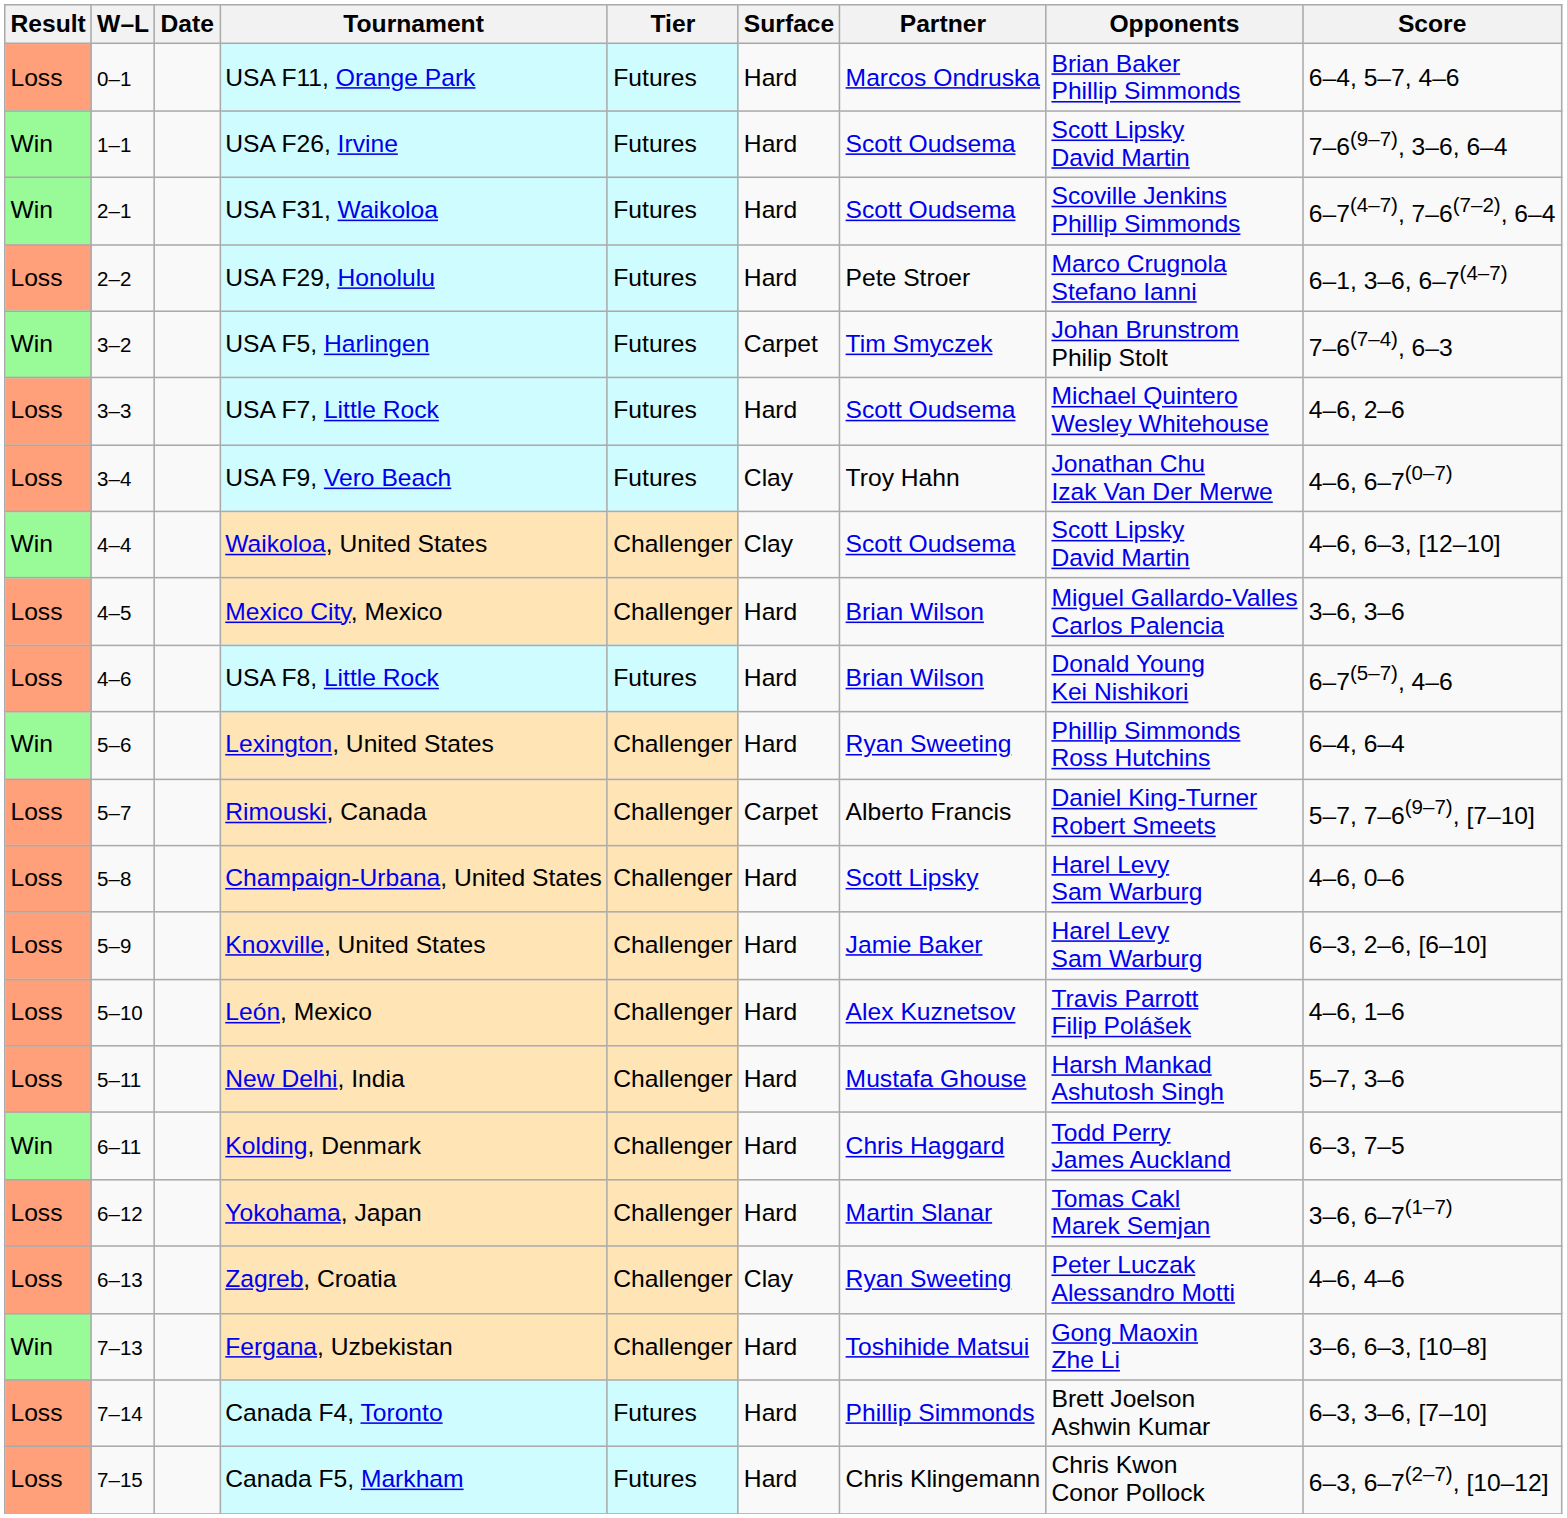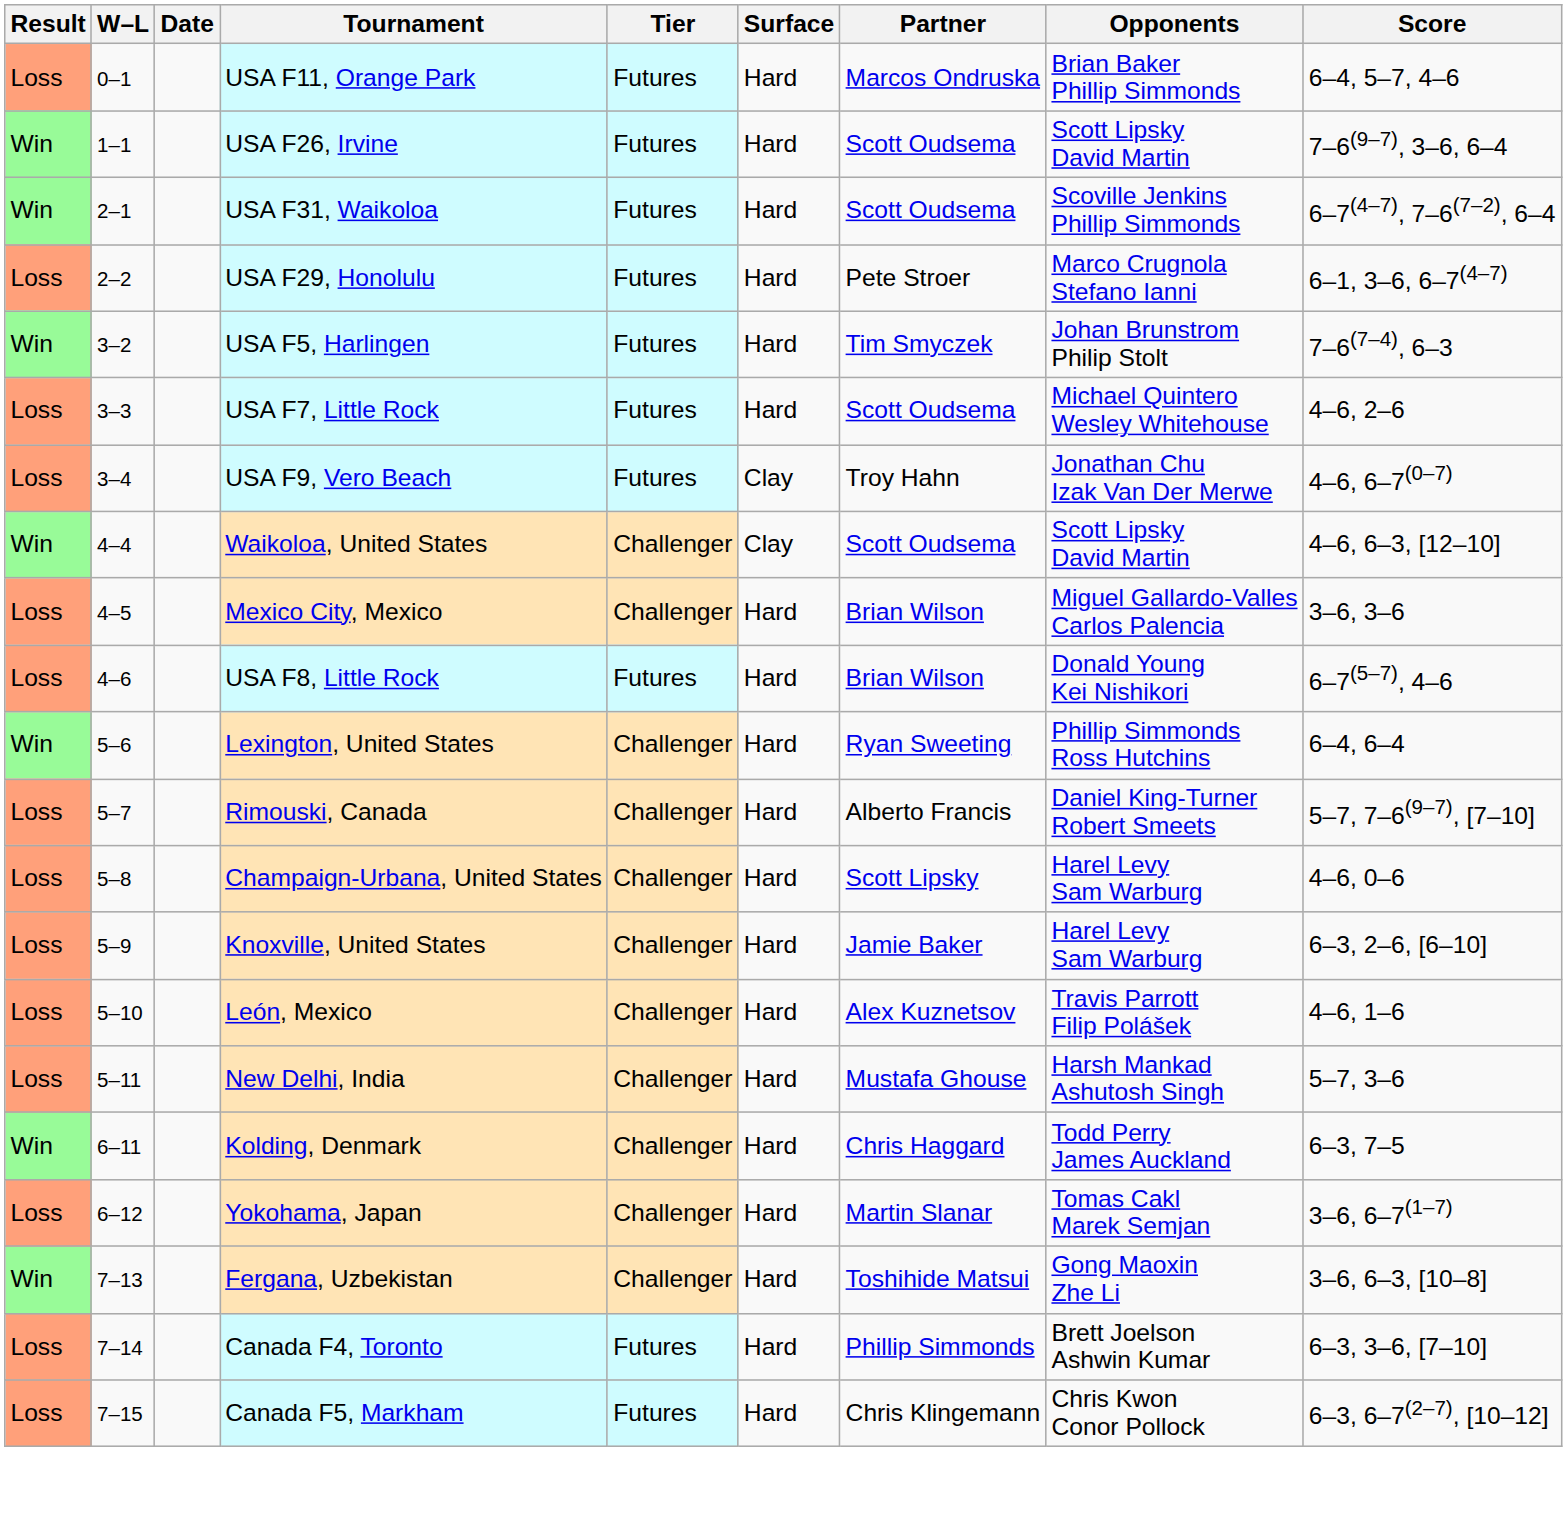(781, 344) Carpet -> (771, 344) Hard
(781, 811) Carpet -> (771, 811) Hard
- row: (311, 1279)
